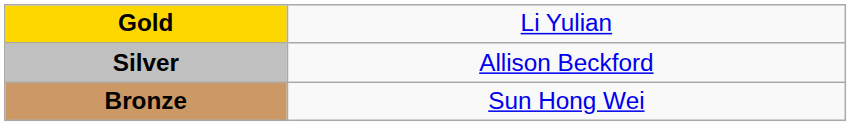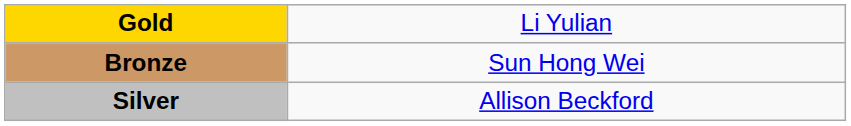rows swapped: (146, 62) <-> (146, 100)
